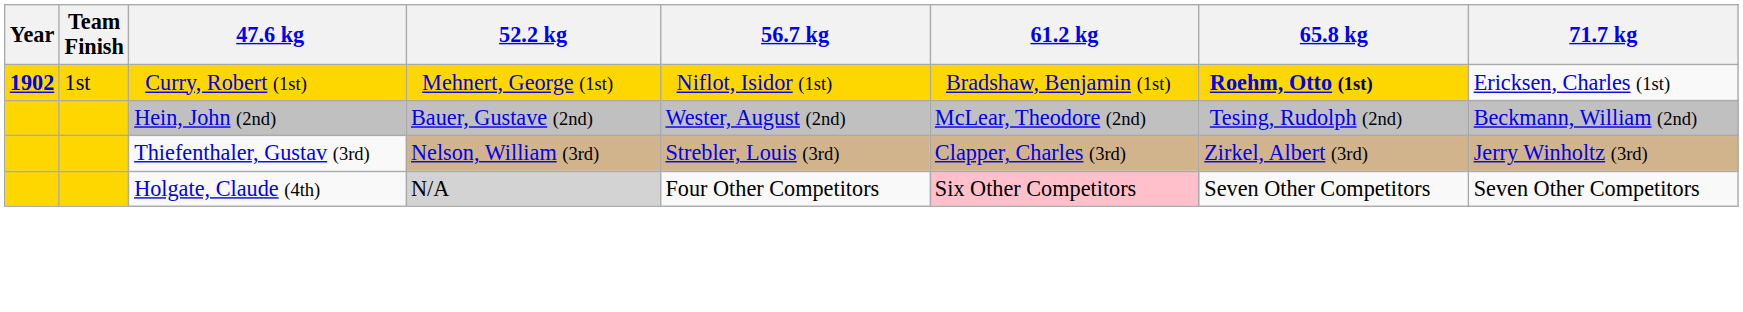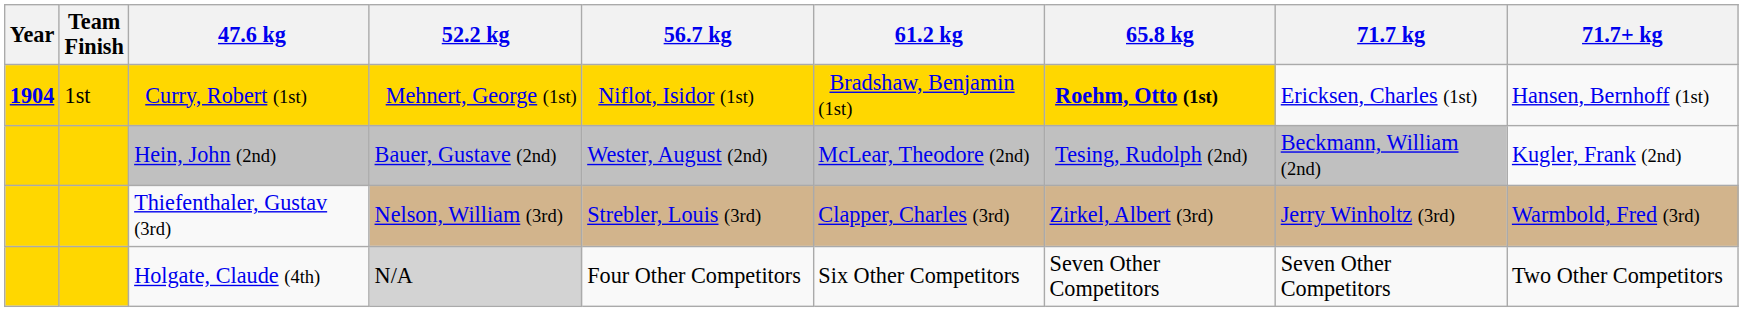+ column: (1622, 34)
(32, 82) 1902 -> (32, 94) 1904
(1036, 188) pink background -> (919, 275) no background
